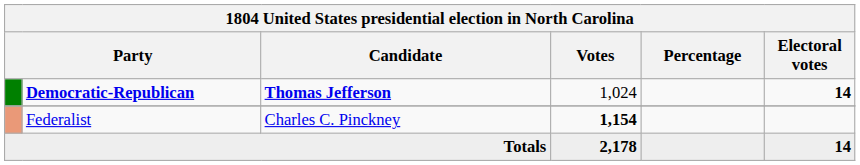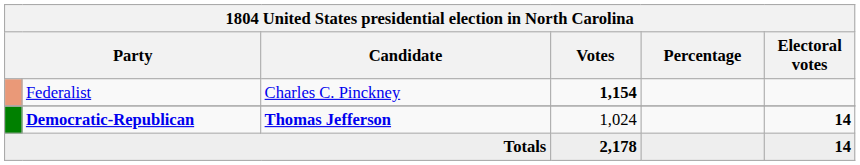rows swapped: (110, 92) <-> (59, 119)
